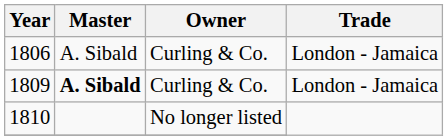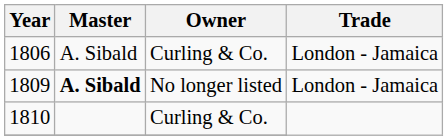(209, 85) Curling & Co. -> (216, 85) No longer listed
(216, 118) No longer listed -> (209, 118) Curling & Co.
